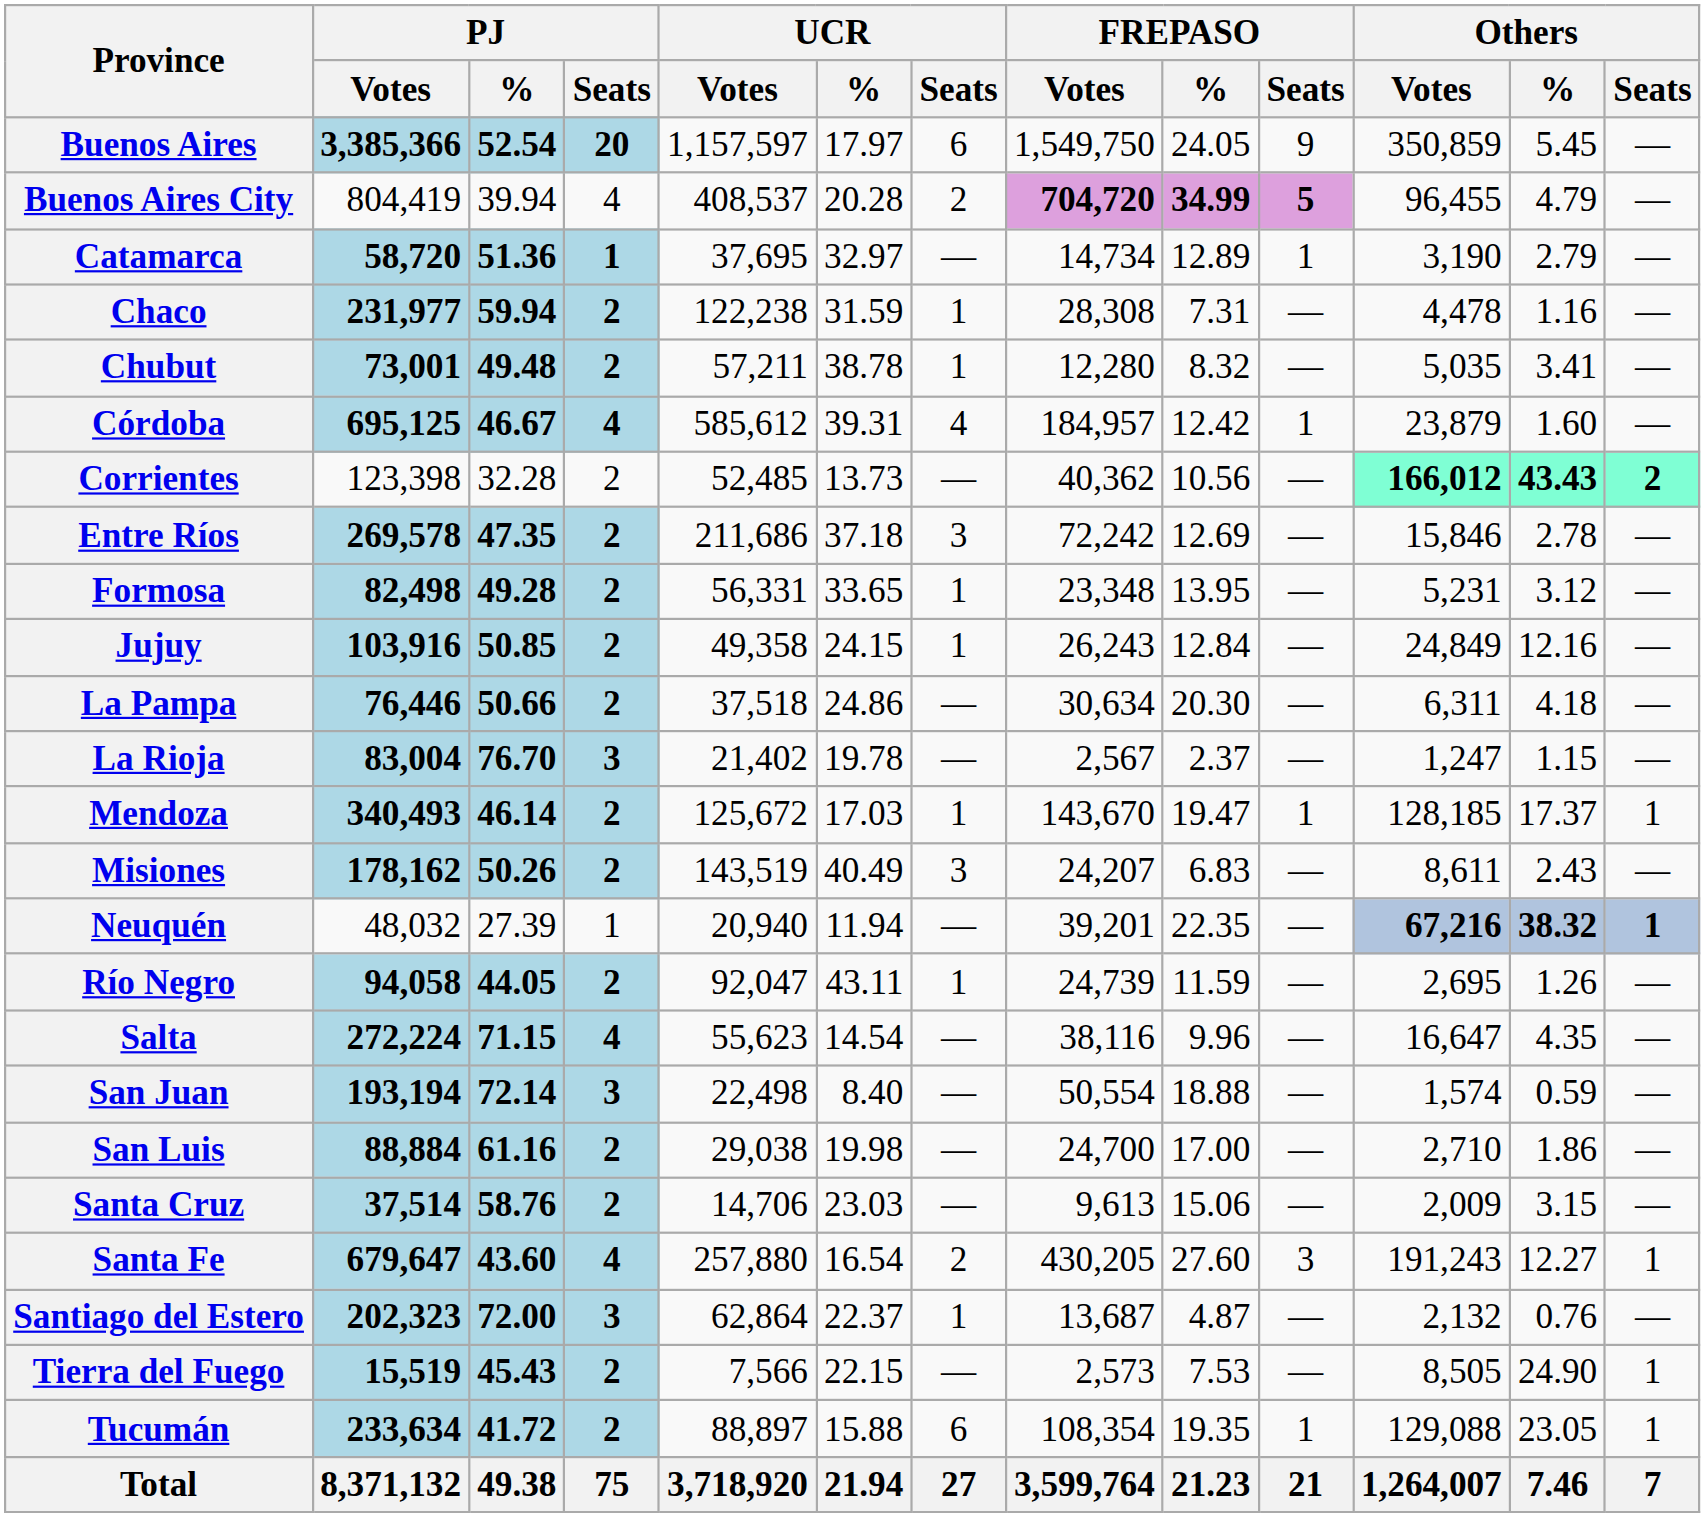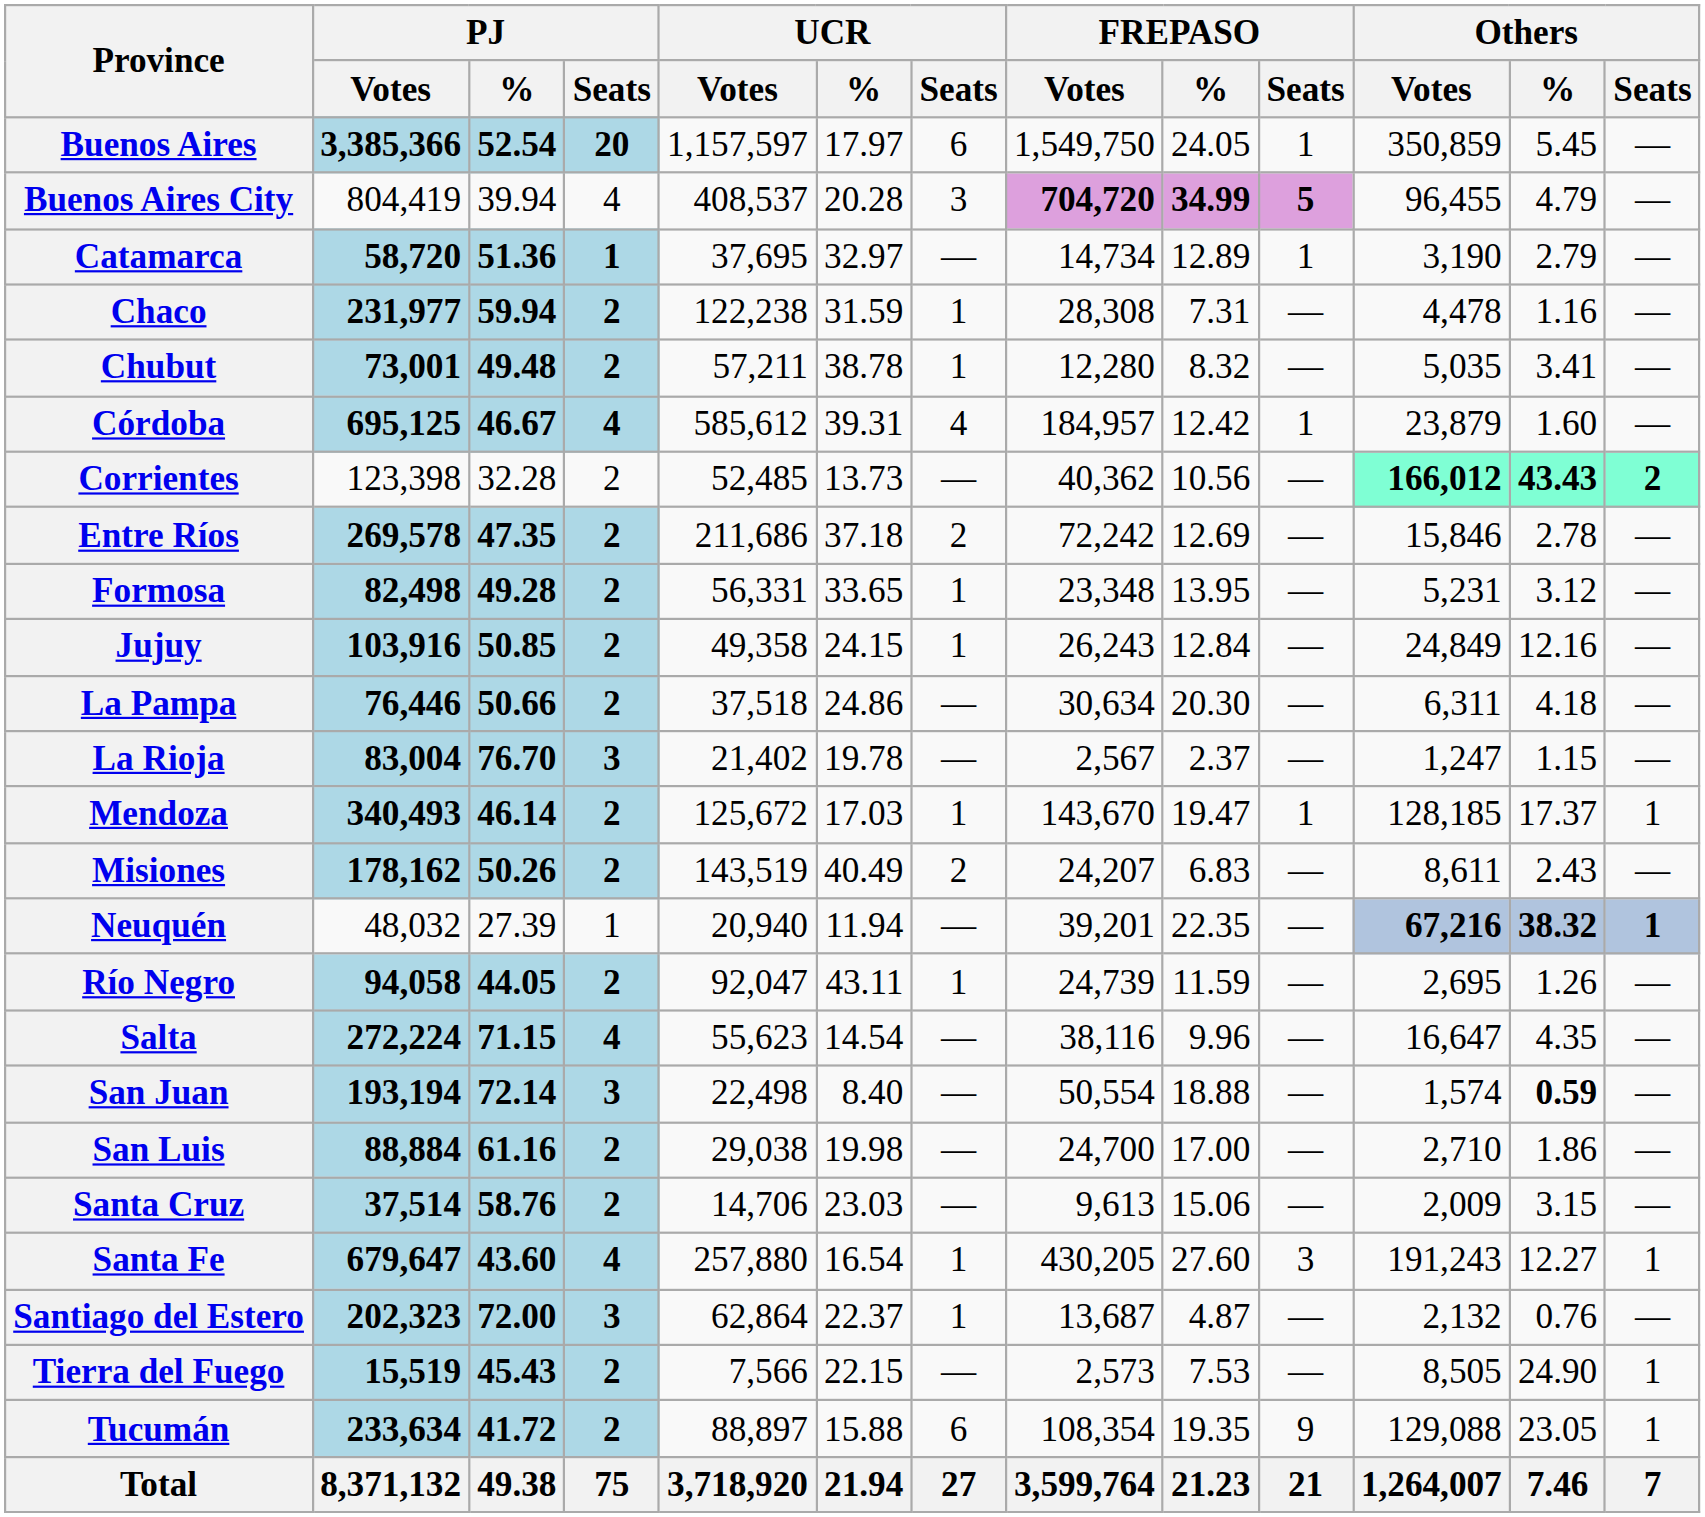(1306, 144) 9 -> (1306, 144) 1
(959, 199) 2 -> (959, 199) 3
(959, 534) 3 -> (959, 534) 2
(959, 869) 3 -> (959, 869) 2
(1566, 1093) normal -> (1566, 1093) bold
(959, 1260) 2 -> (959, 1260) 1
(1306, 1428) 1 -> (1306, 1428) 9
